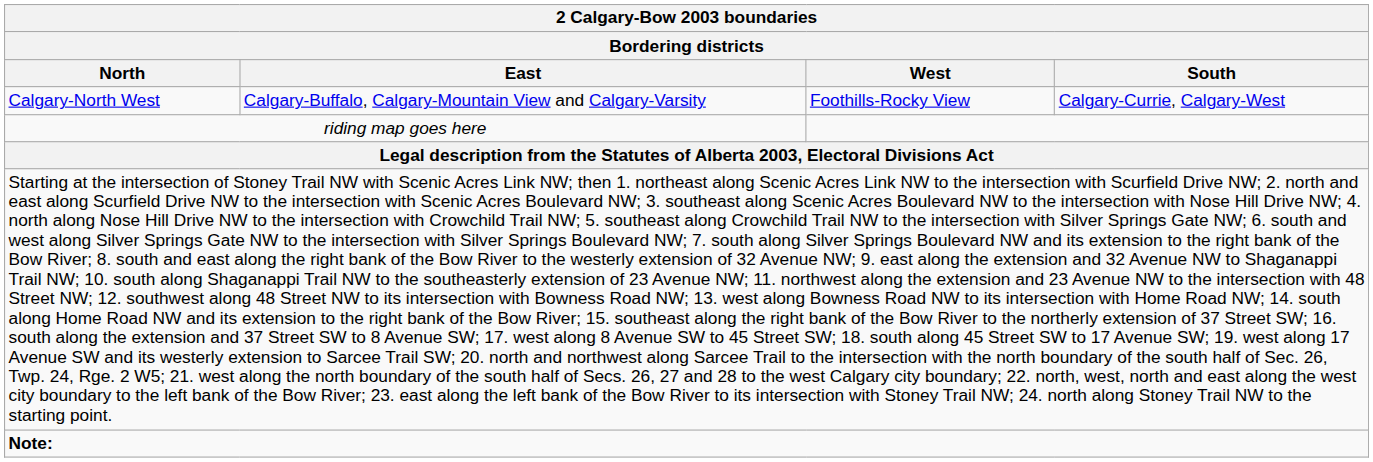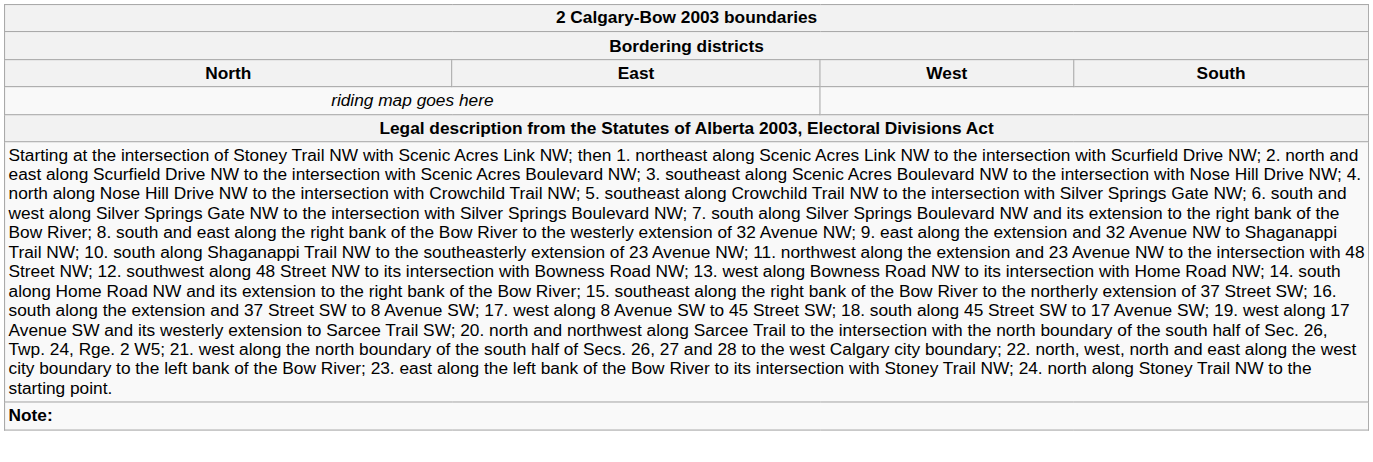- row: (84, 100)
